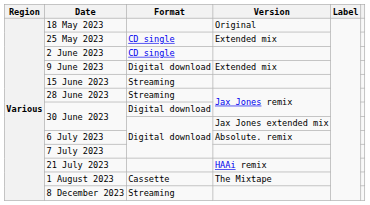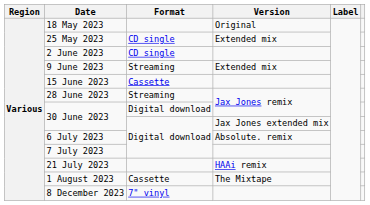(170, 67) Digital download -> (151, 67) Streaming
(151, 81) Streaming -> (149, 81) Cassette
(151, 193) Streaming -> (149, 193) 7" vinyl
